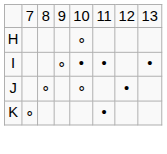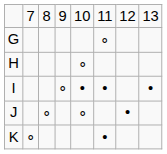+ row: (14, 39)
